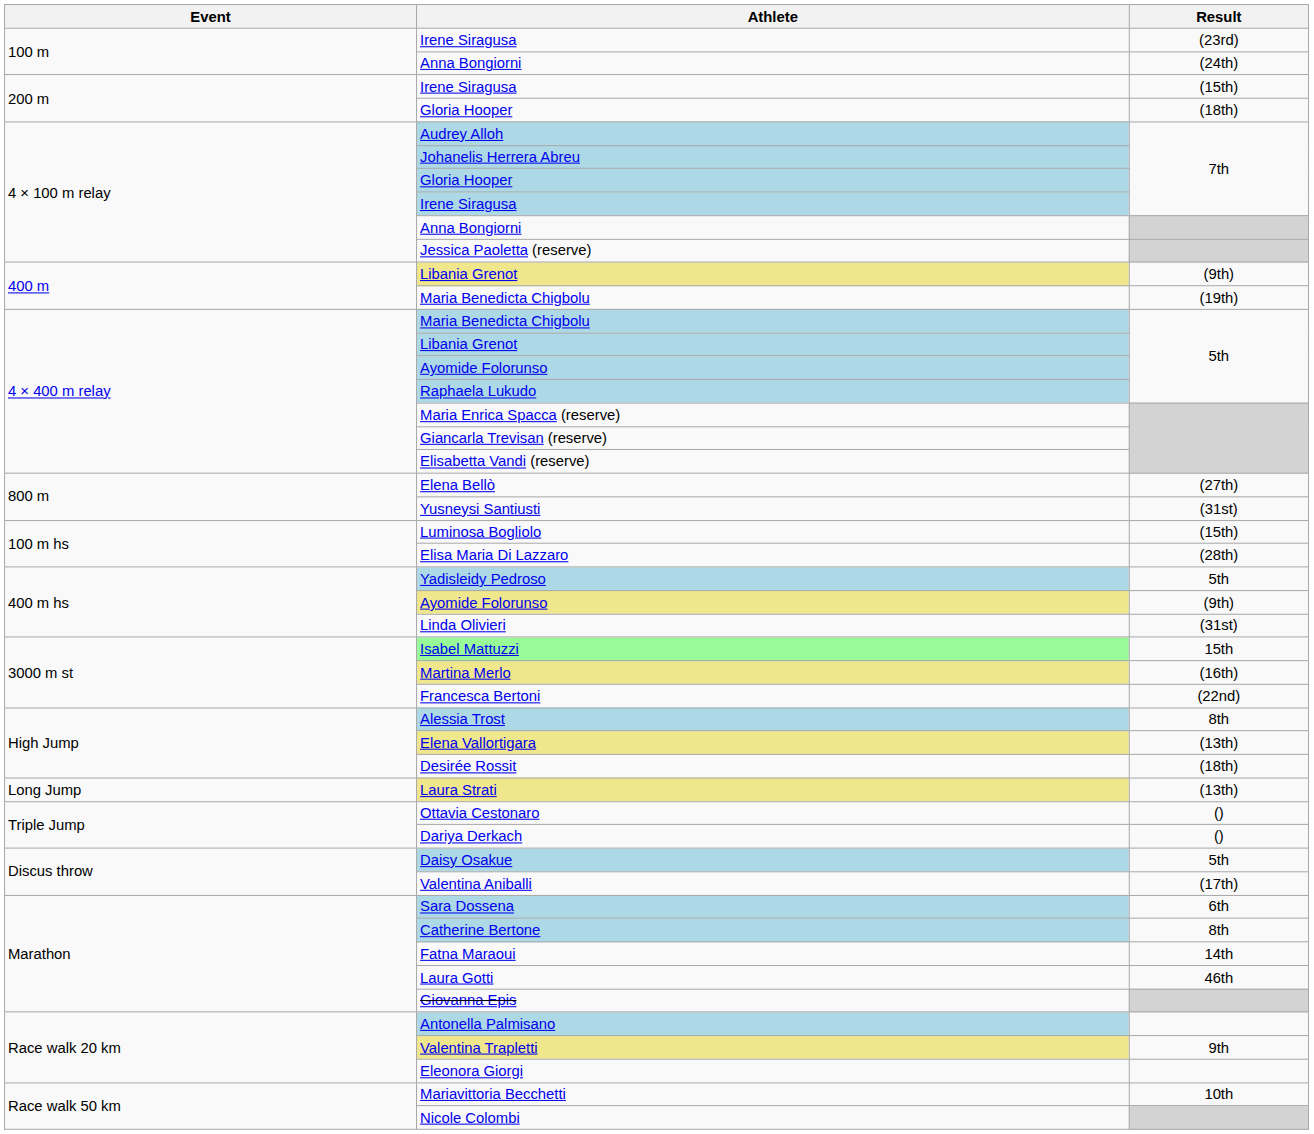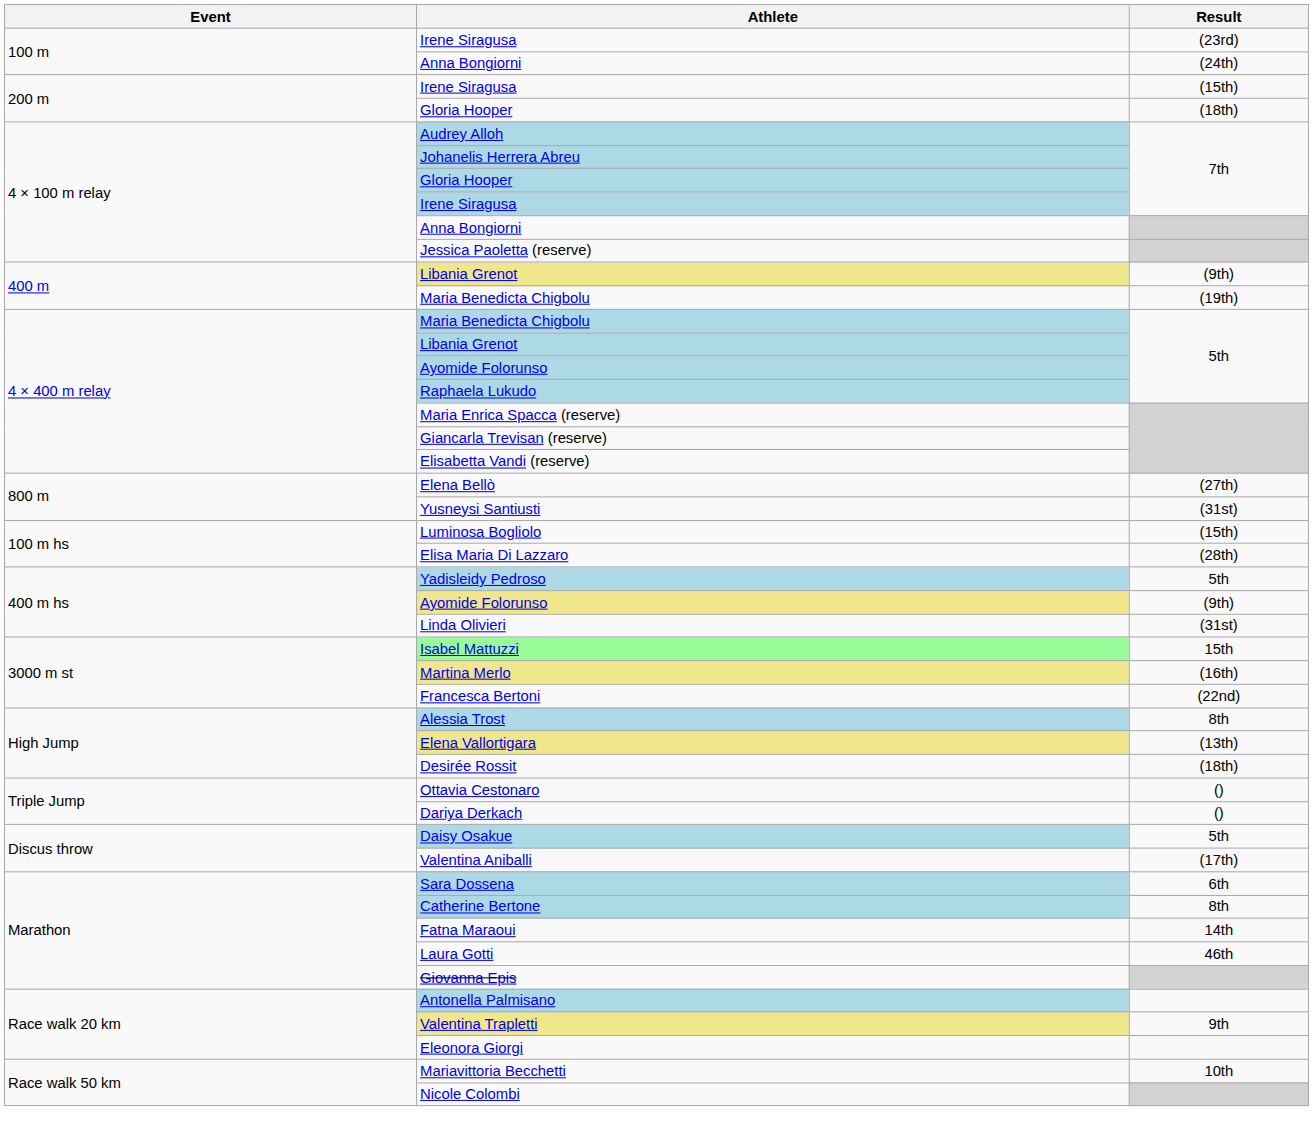- row: (458, 790)
